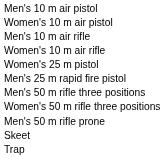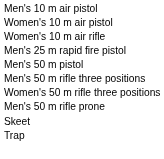- row: (47, 37)
- row: (51, 65)
+ row: (44, 65)
